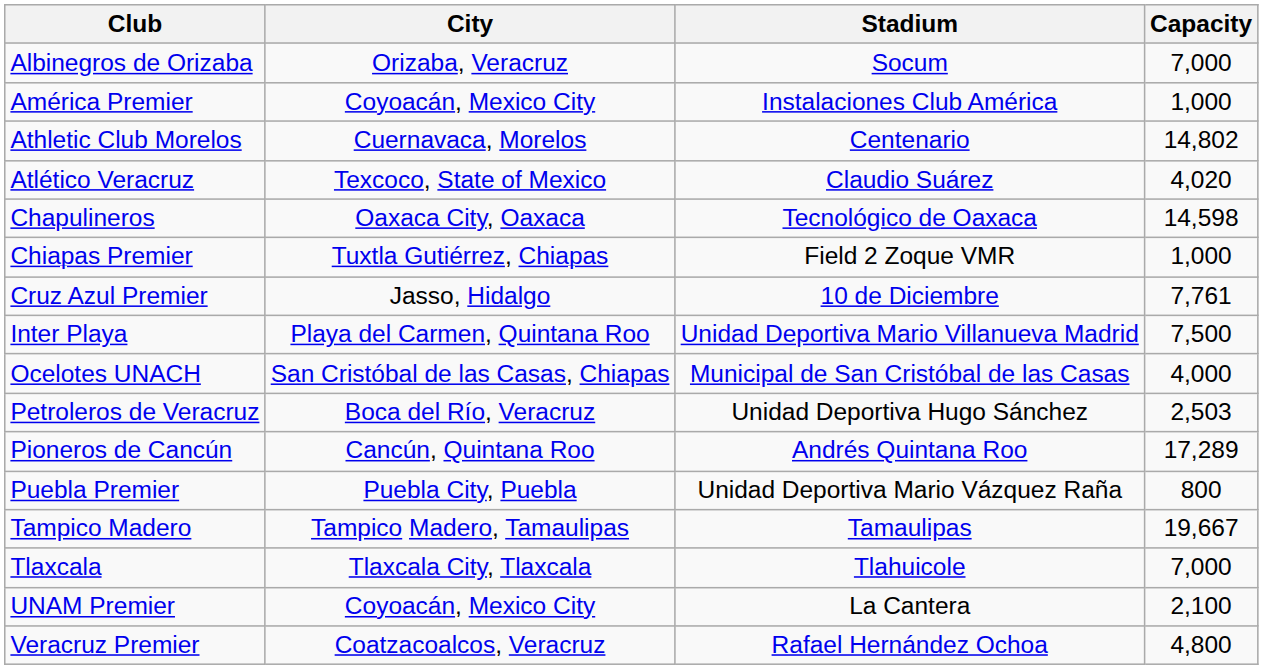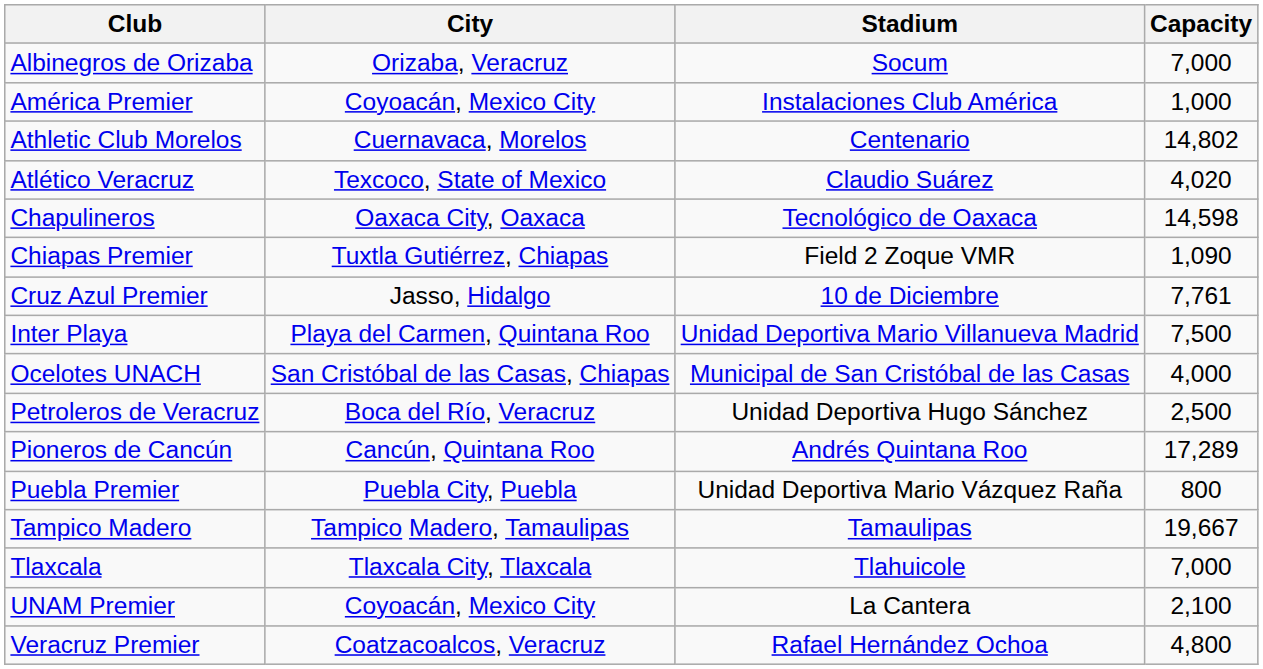(1201, 256) 1,000 -> (1201, 256) 1,090
(1201, 412) 2,503 -> (1201, 412) 2,500
